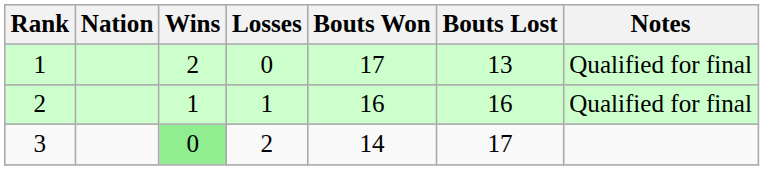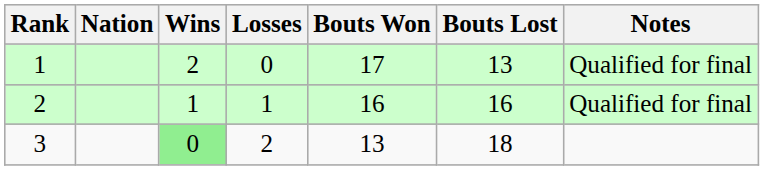(372, 143) 14 -> (372, 143) 13
(500, 143) 17 -> (500, 143) 18
